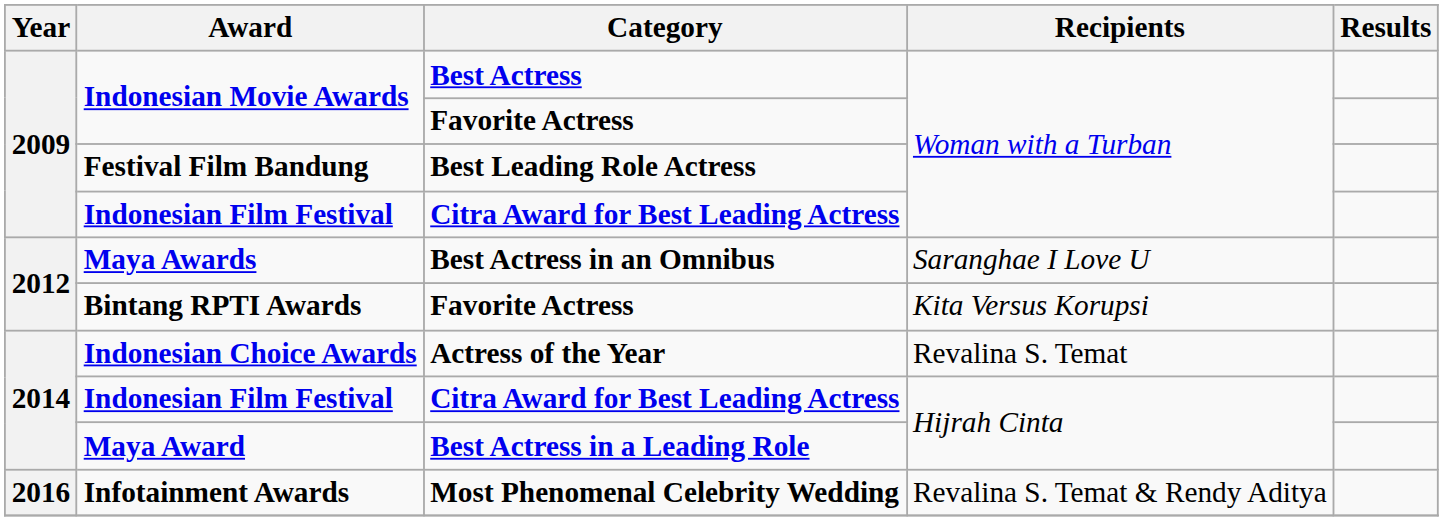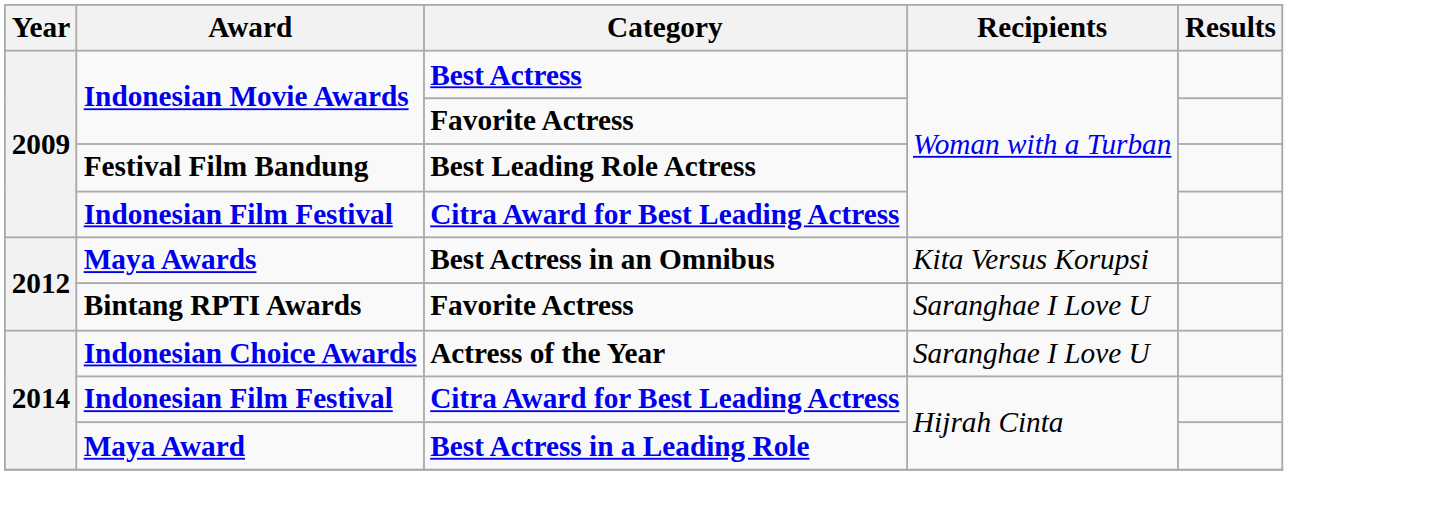(1031, 259) Saranghae I Love U -> (1031, 259) Kita Versus Korupsi
(1031, 306) Kita Versus Korupsi -> (1031, 306) Saranghae I Love U
(1020, 352) Revalina S. Temat -> (1031, 352) Saranghae I Love U
- row: (216, 492)
